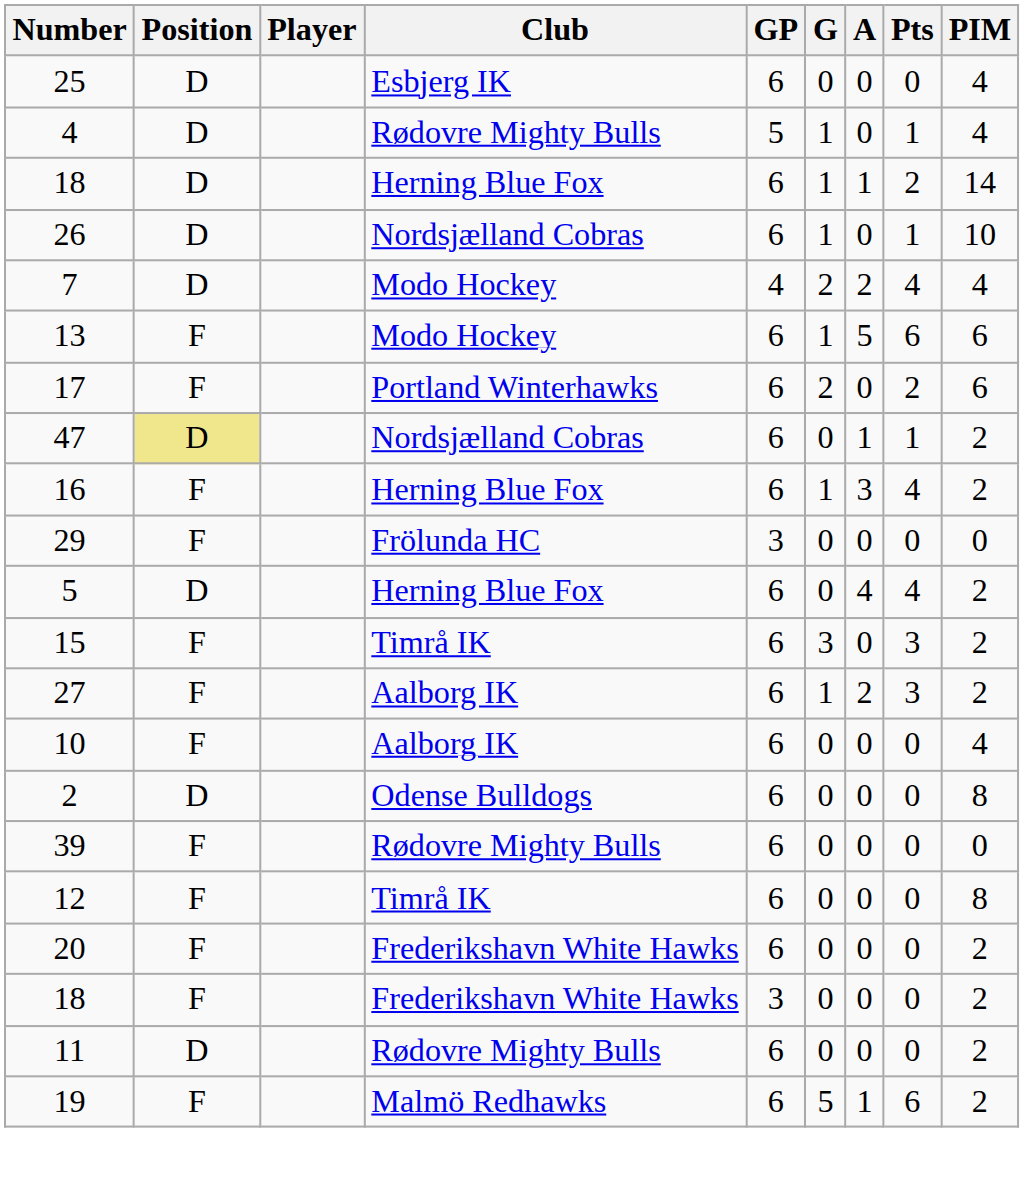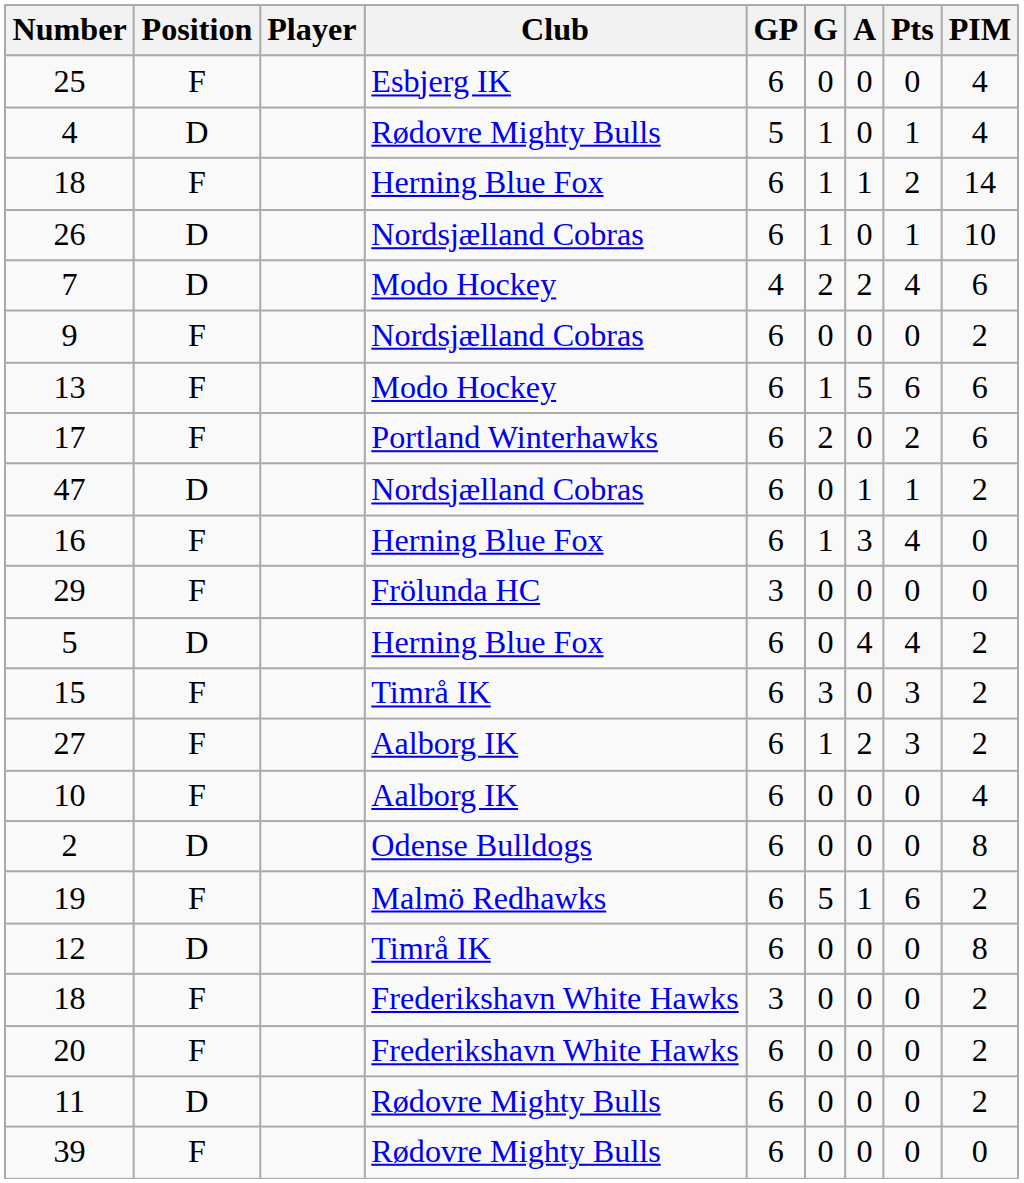(197, 81) D -> (197, 81) F
(197, 183) D -> (197, 183) F
(980, 285) 4 -> (980, 285) 6
+ row: (70, 336)
(197, 438) khaki background -> (197, 489) no background
(980, 489) 2 -> (980, 540) 0
rows swapped: (70, 846) <-> (70, 1101)
(197, 897) F -> (197, 948) D
rows swapped: (70, 999) <-> (70, 948)
